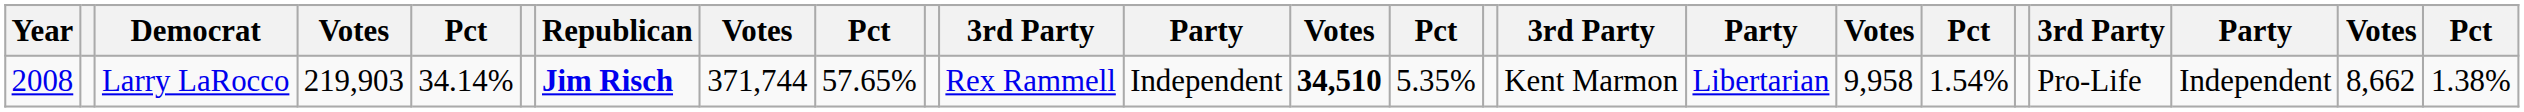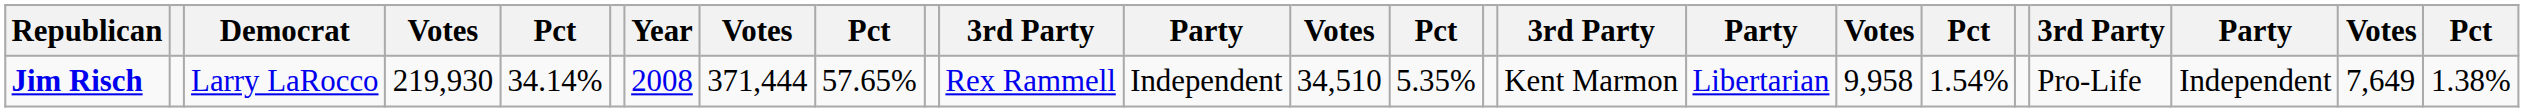columns swapped: (42, 29) <-> (617, 29)
(354, 80) 219,903 -> (443, 80) 219,930
(757, 80) 371,744 -> (757, 80) 371,444
(1339, 80) bold -> (1339, 80) normal
(2381, 80) 8,662 -> (2381, 80) 7,649
